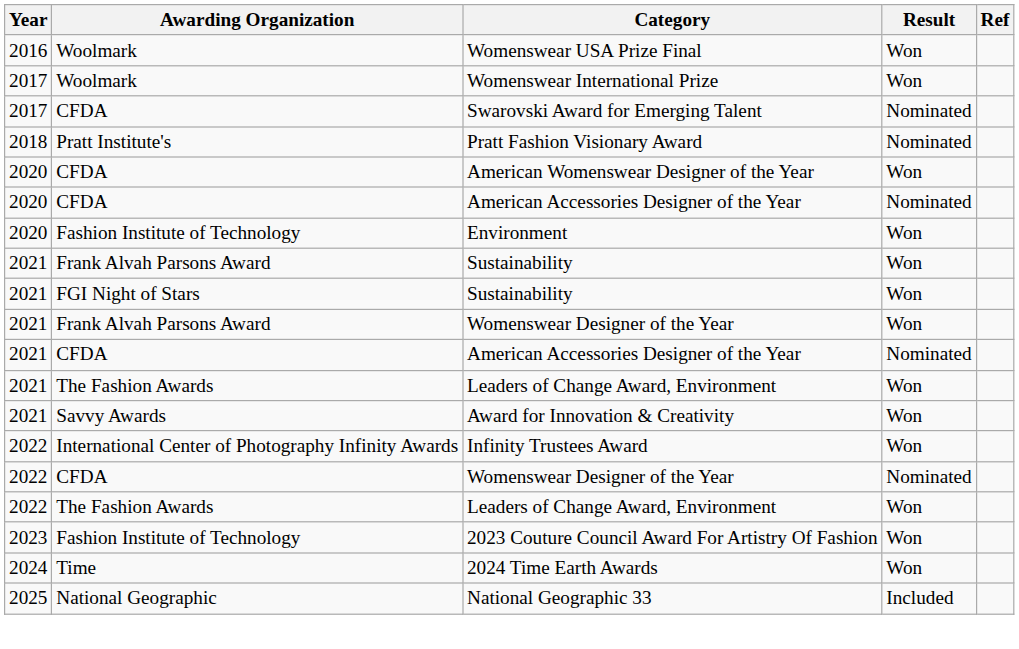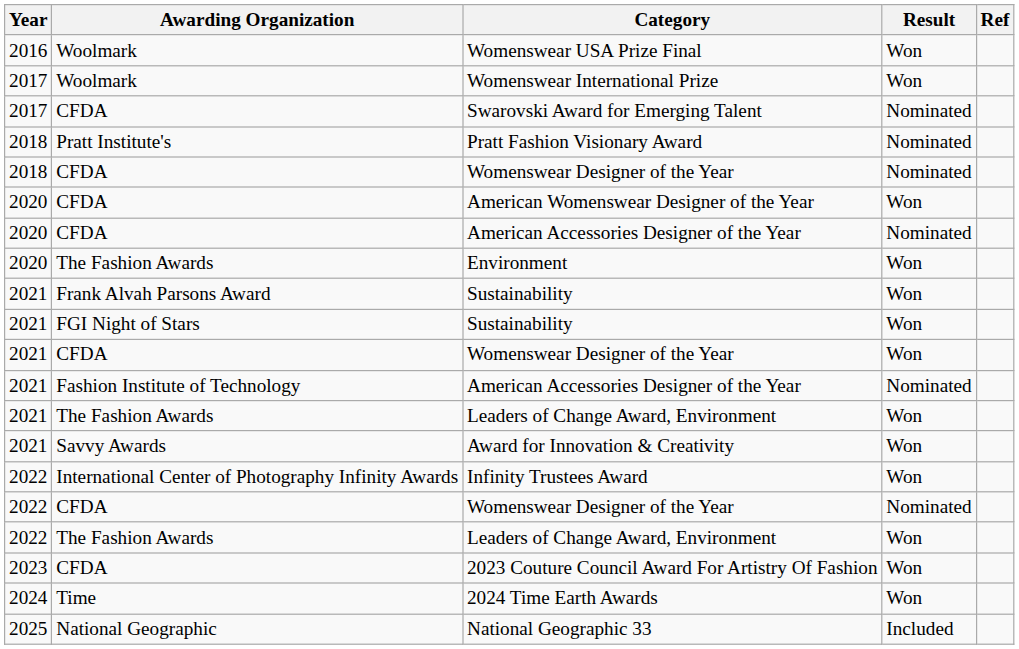+ row: (28, 171)
(178, 232) Fashion Institute of Technology -> (135, 263) The Fashion Awards
(163, 324) Frank Alvah Parsons Award -> (82, 354) CFDA
(82, 354) CFDA -> (178, 385) Fashion Institute of Technology
(178, 537) Fashion Institute of Technology -> (82, 567) CFDA
